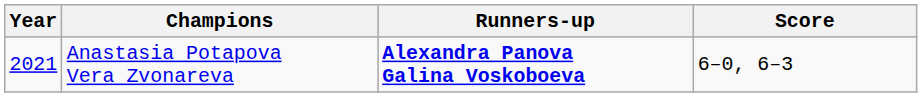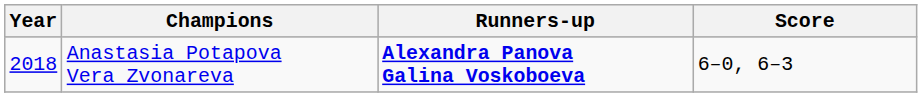(33, 65) 2021 -> (33, 65) 2018
